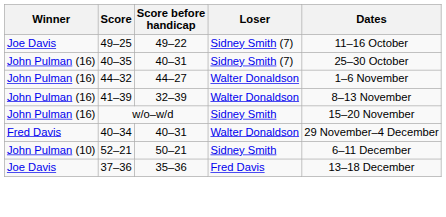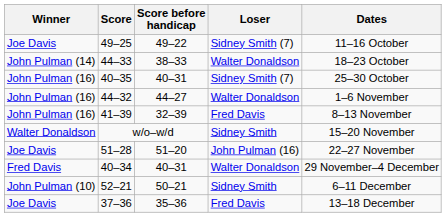+ row: (116, 61)
(255, 97) Walter Donaldson -> (238, 114) Fred Davis
(51, 114) John Pulman (16) -> (51, 132) Walter Donaldson
+ row: (116, 150)
